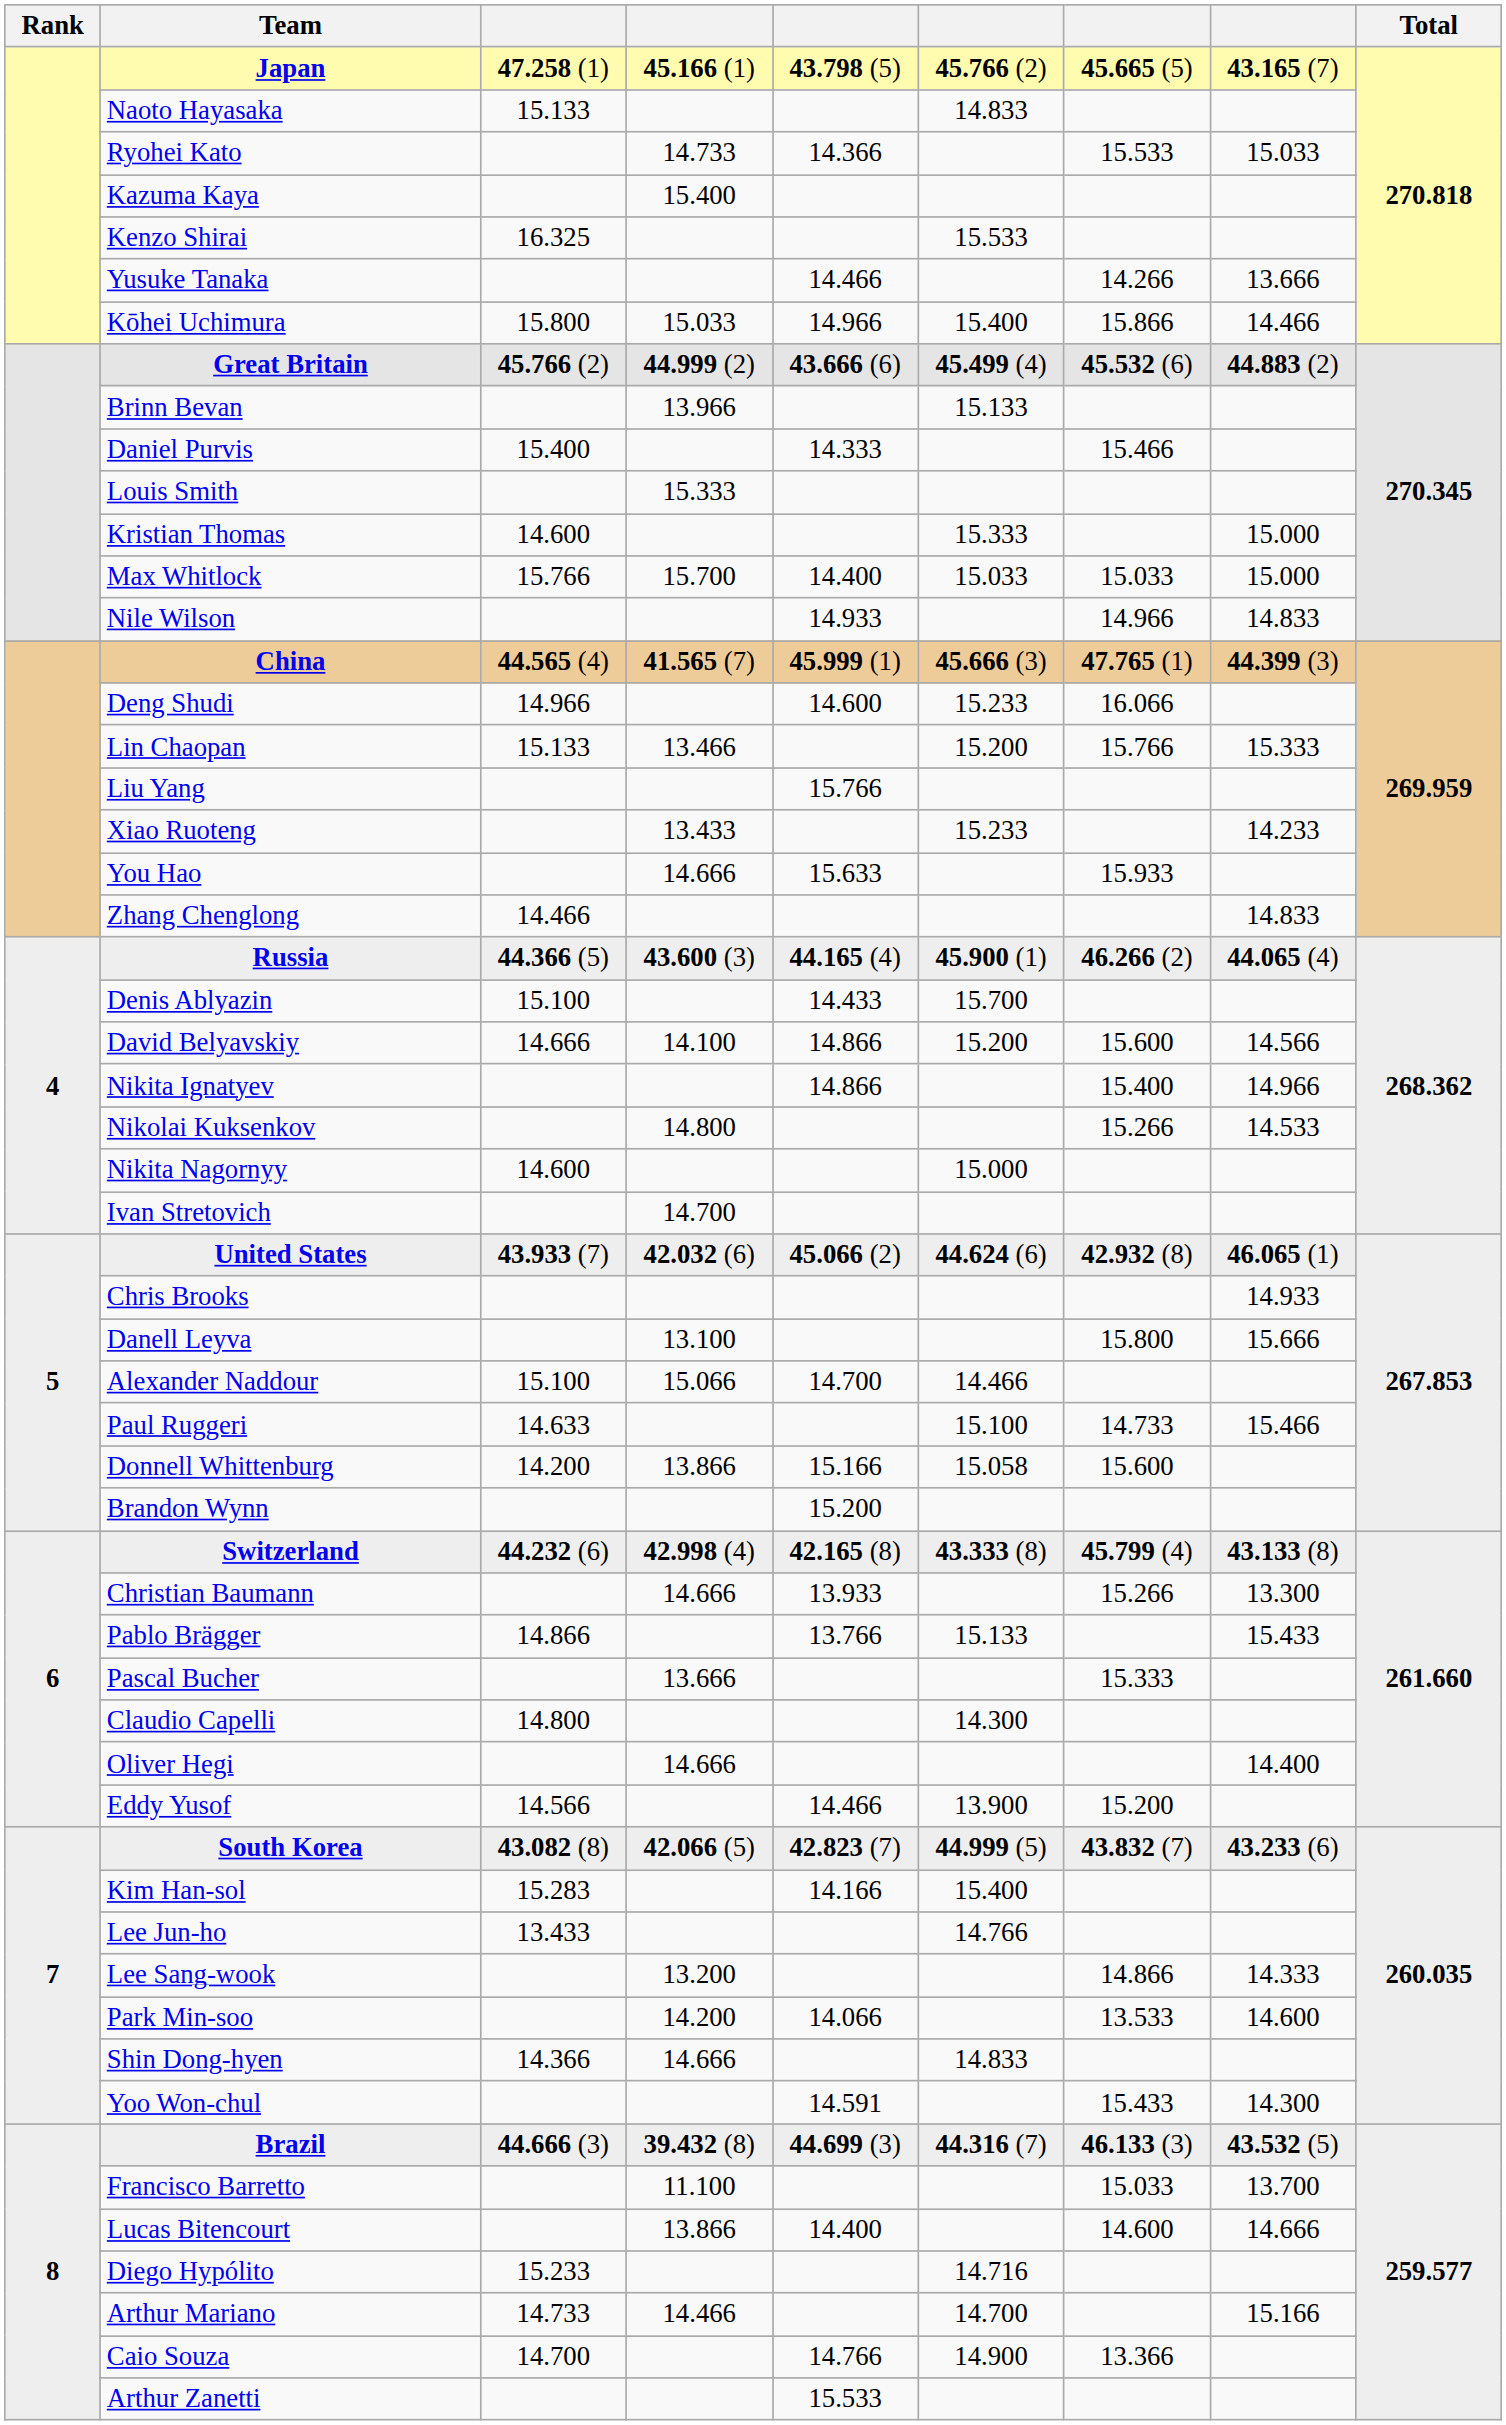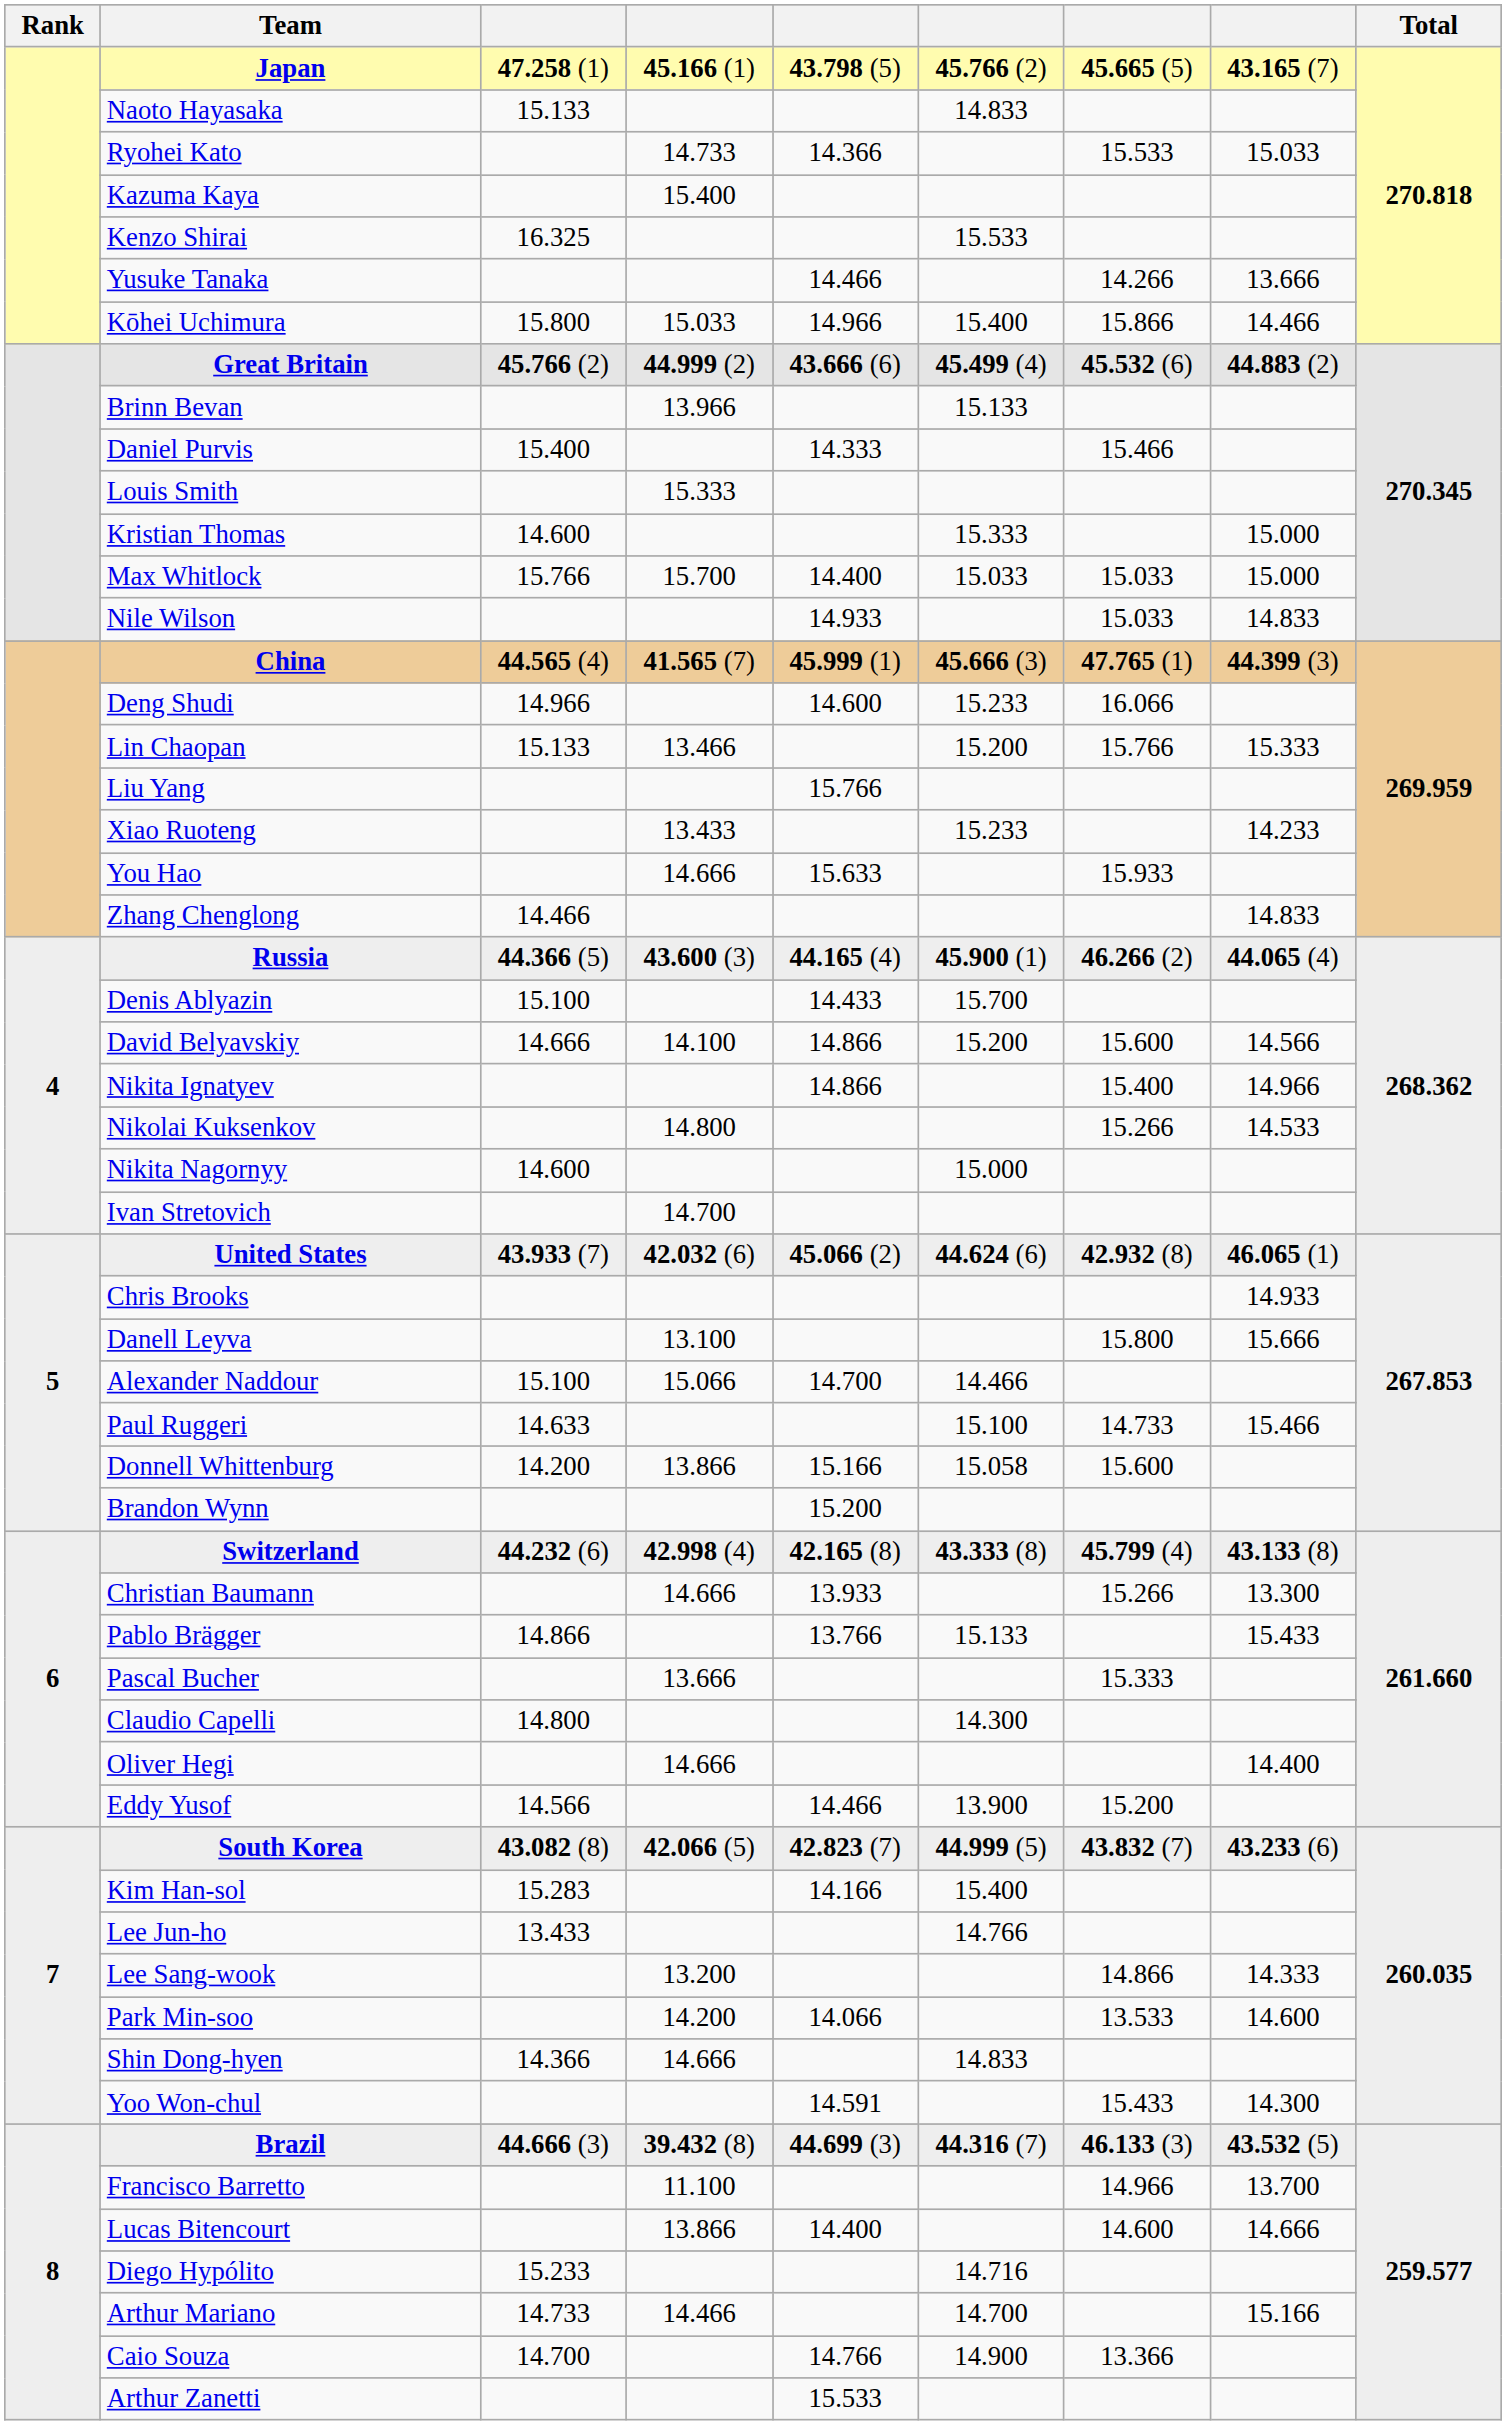(1137, 618) 14.966 -> (1137, 618) 15.033
(1137, 2186) 15.033 -> (1137, 2186) 14.966
